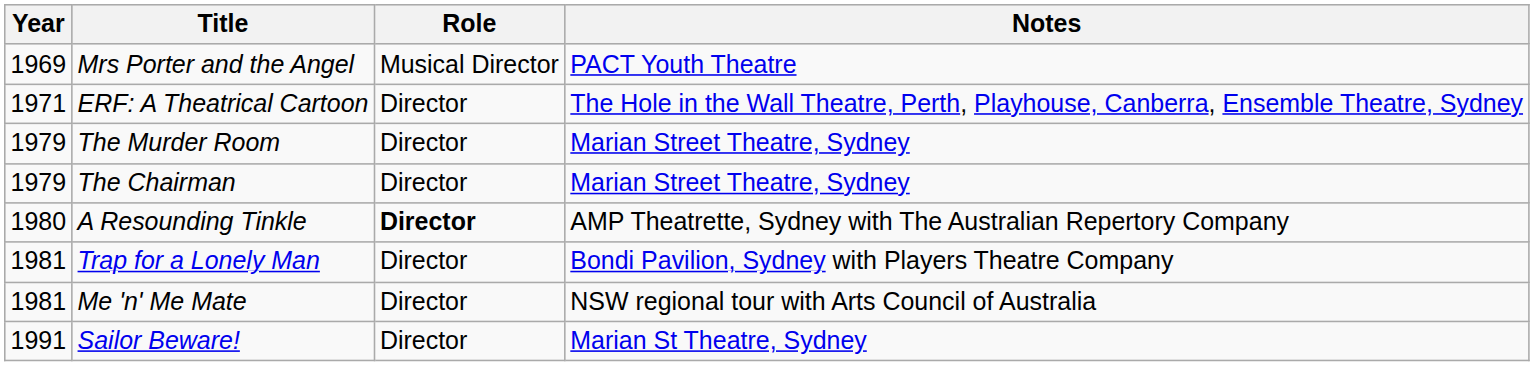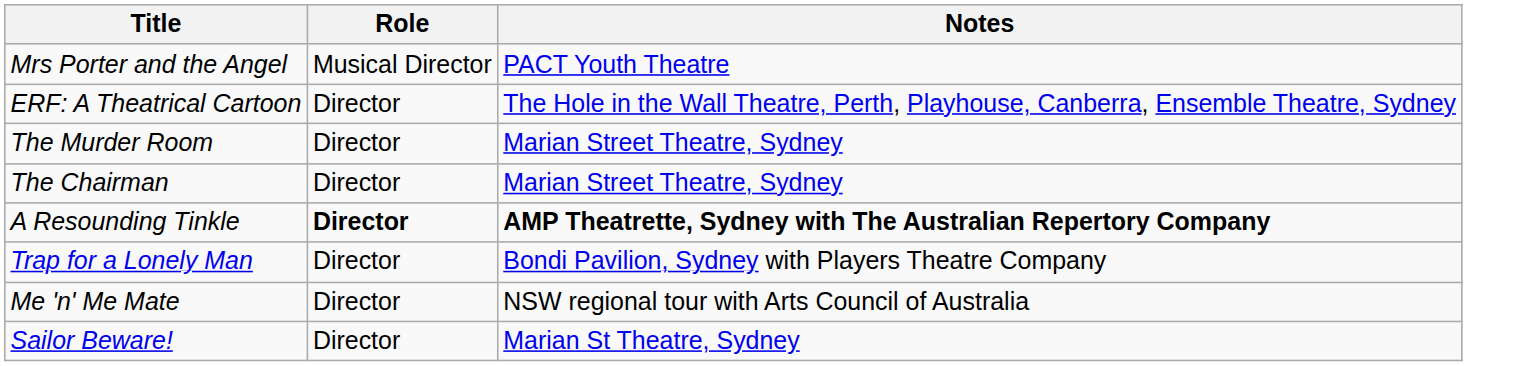- column: (38, 24)
(930, 222) normal -> (887, 222) bold
